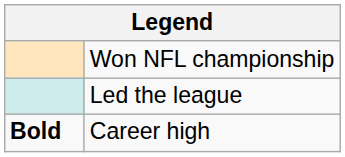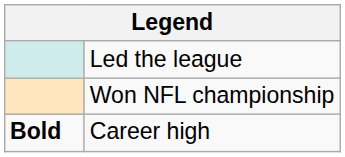rows swapped: (212, 59) <-> (166, 95)
